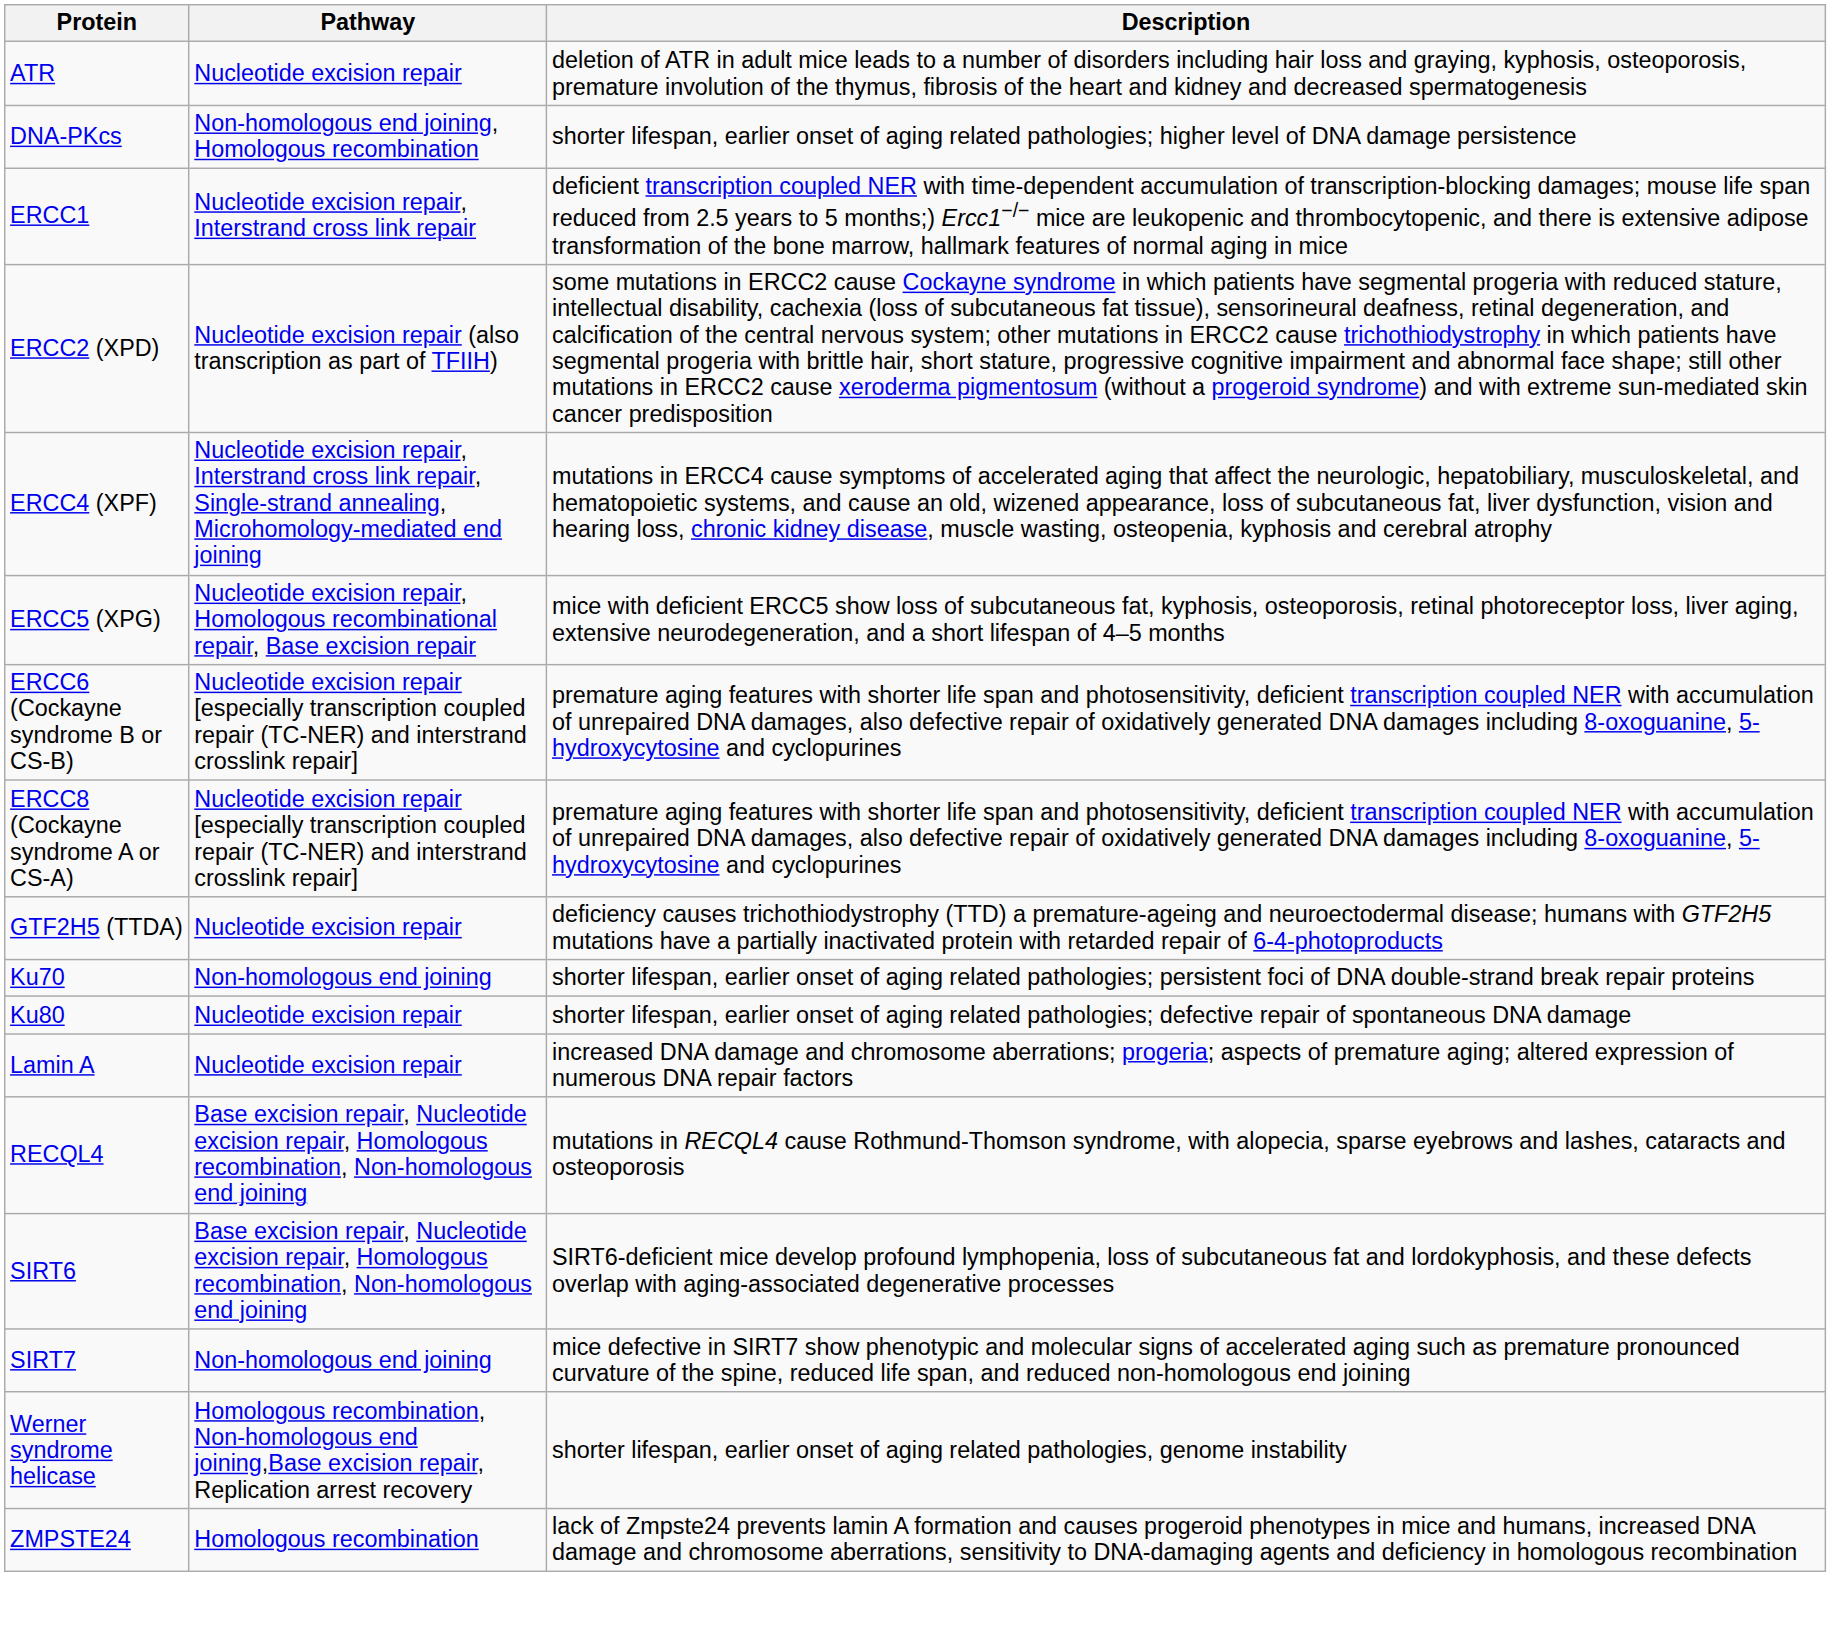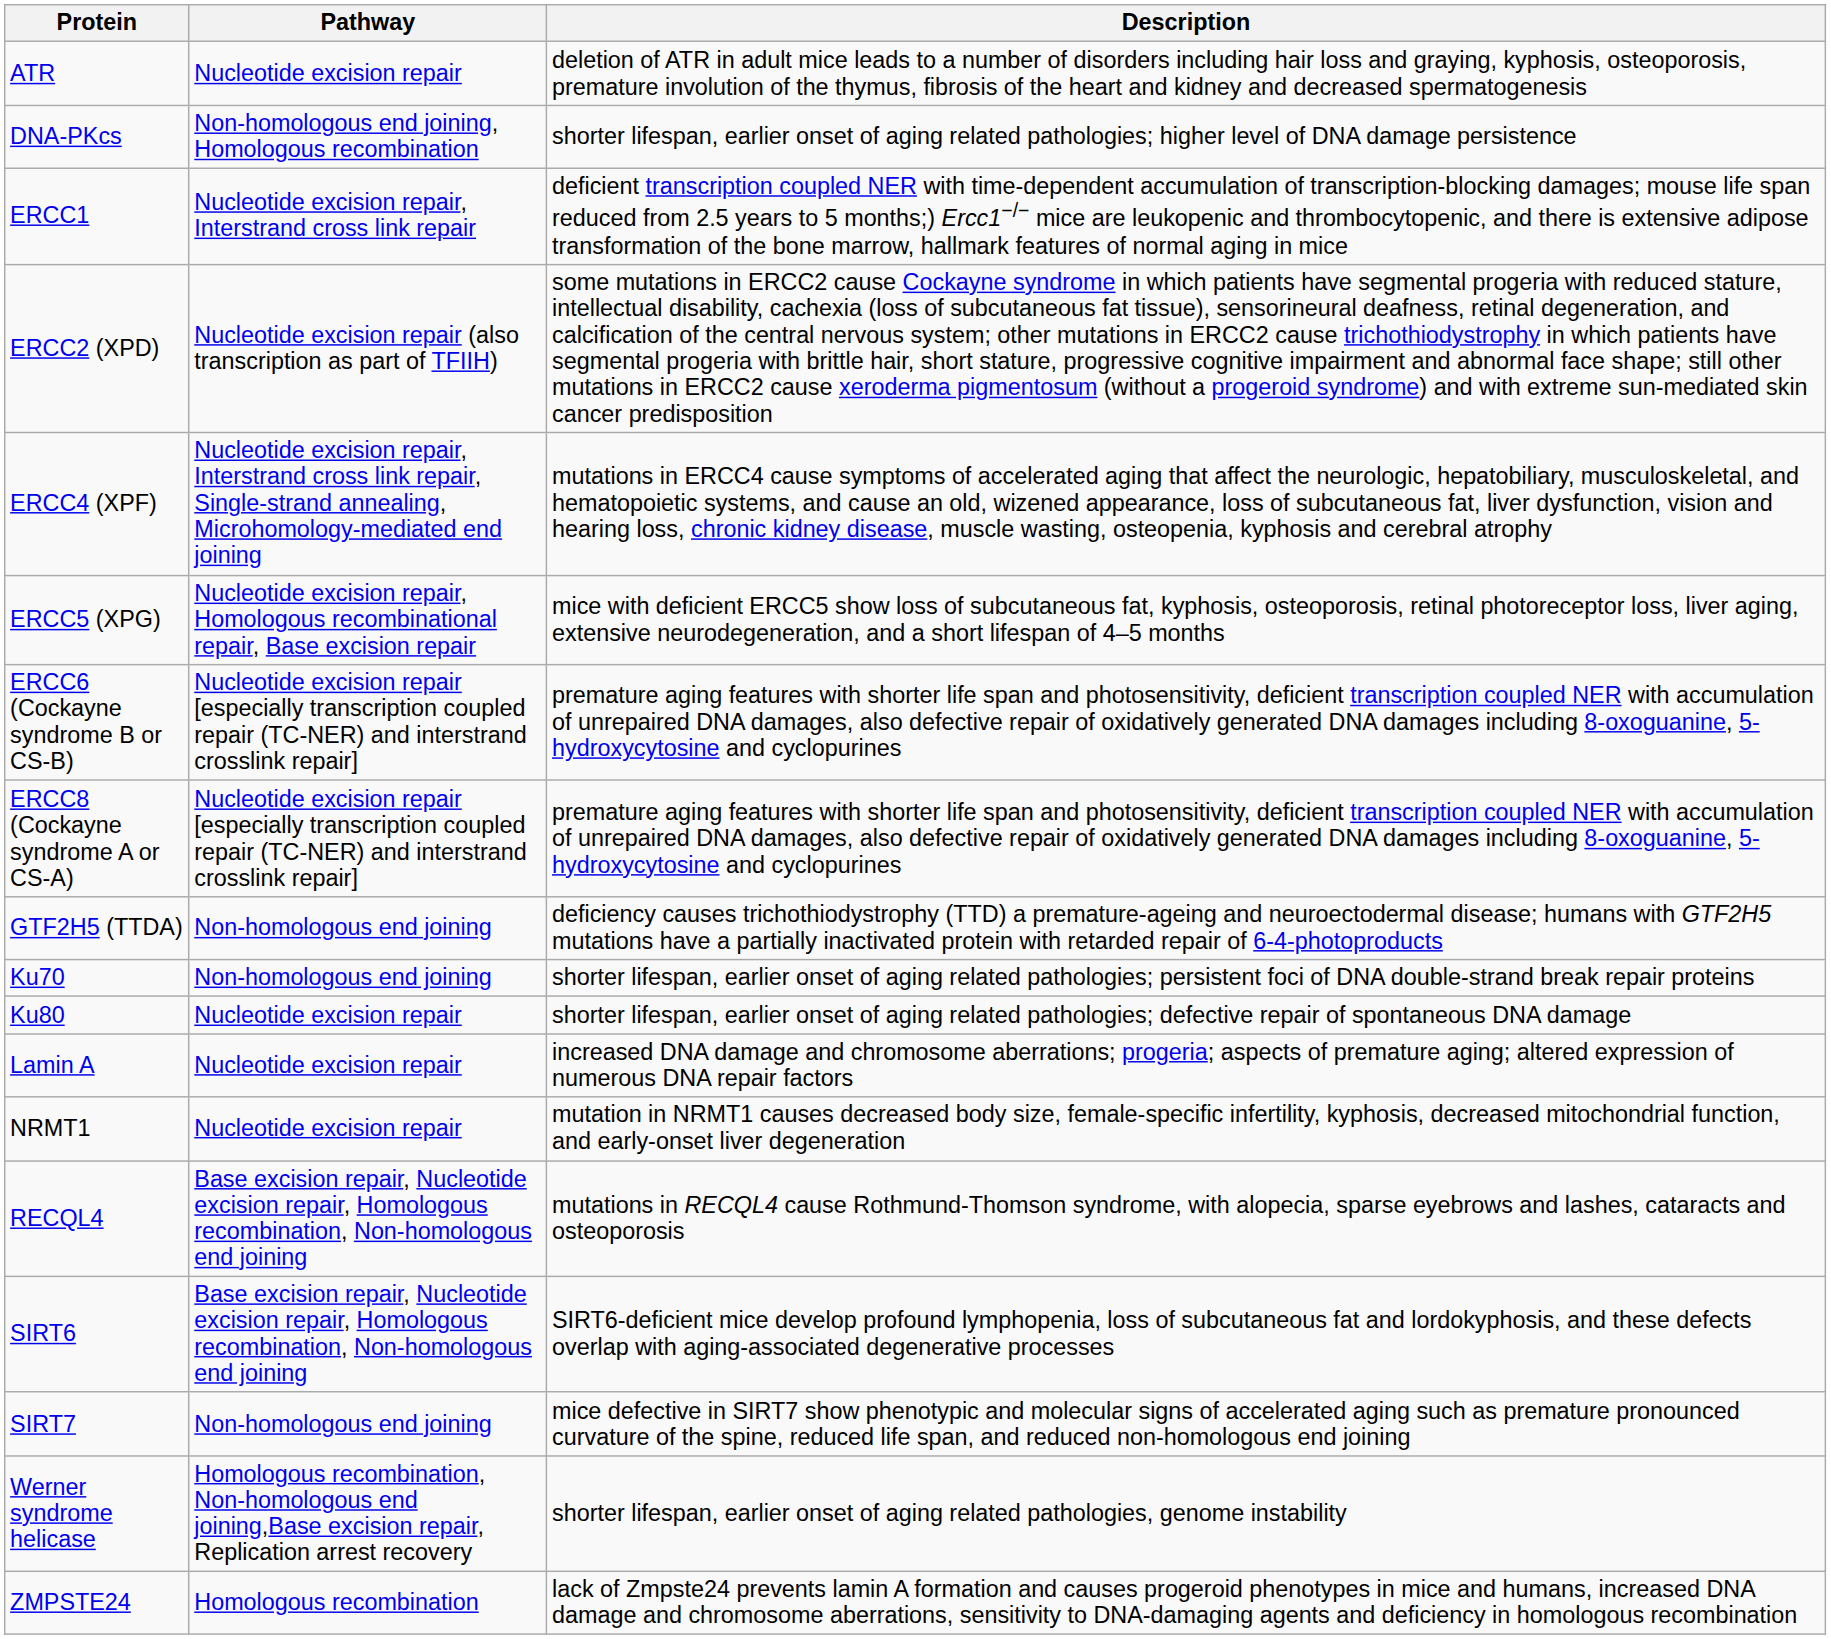(328, 927) Nucleotide excision repair -> (343, 927) Non-homologous end joining
+ row: (50, 1128)
